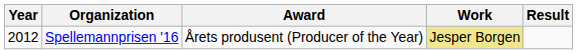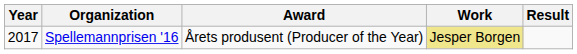(23, 37) 2012 -> (23, 37) 2017
